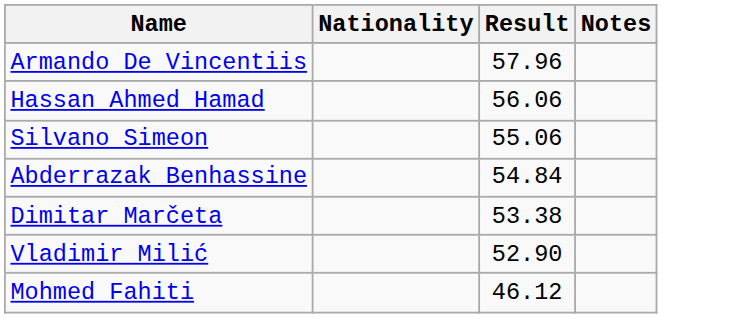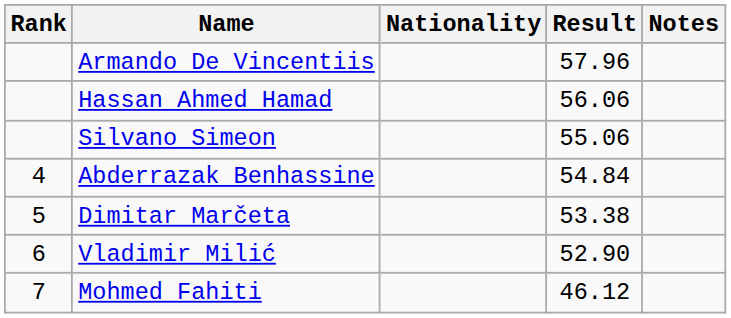+ column: (39, 24)
